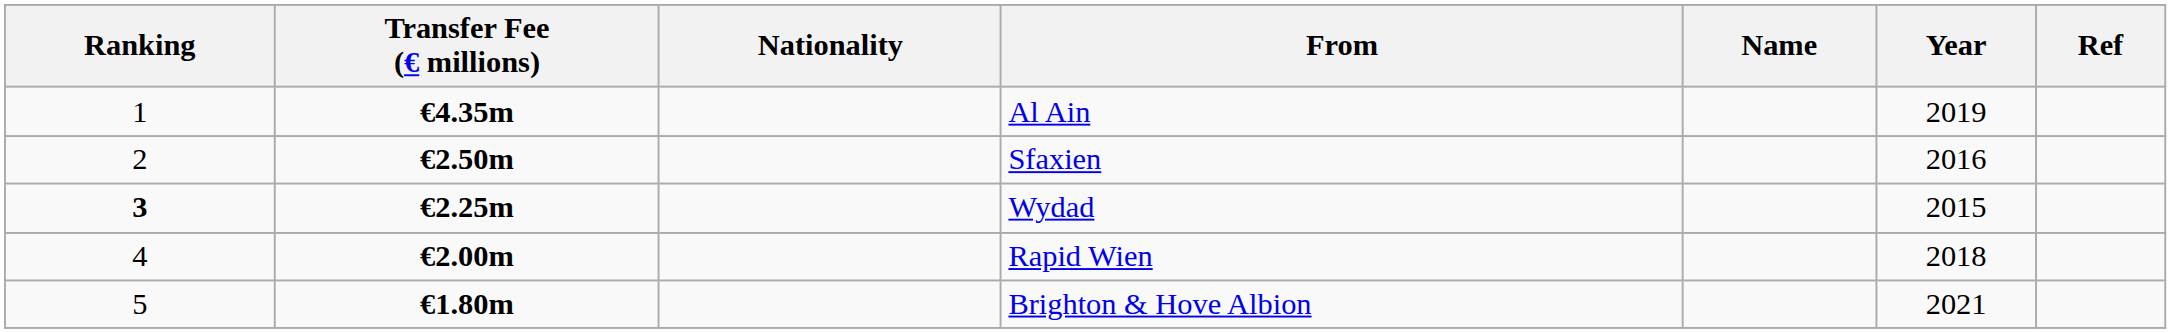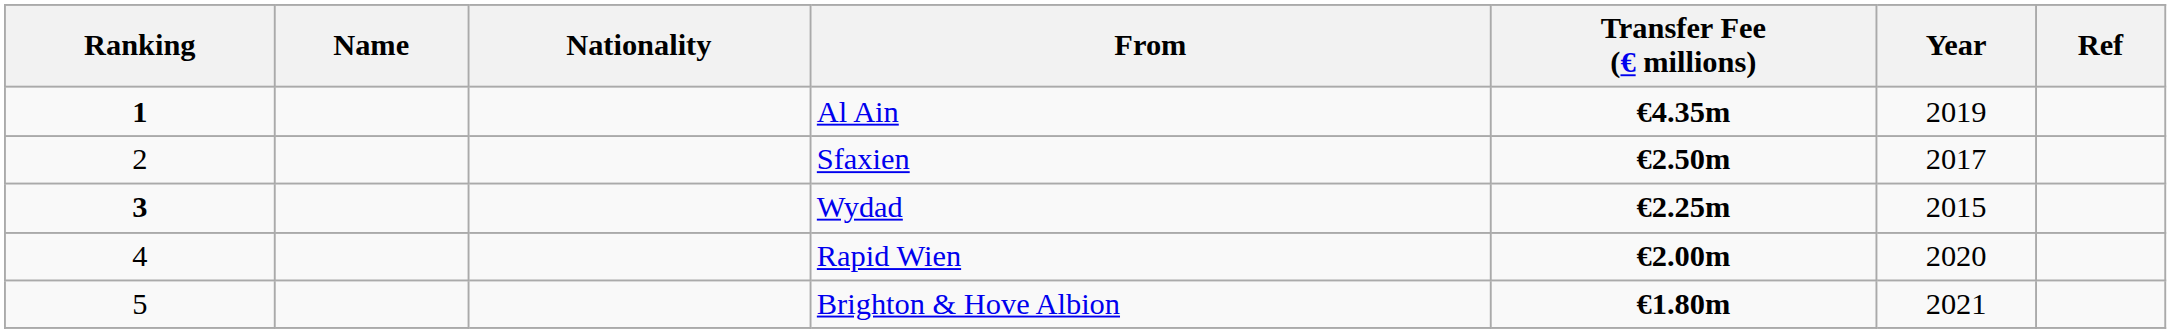columns swapped: (1779, 45) <-> (467, 45)
(140, 111) normal -> (140, 111) bold
(1956, 159) 2016 -> (1956, 159) 2017
(1956, 255) 2018 -> (1956, 255) 2020
